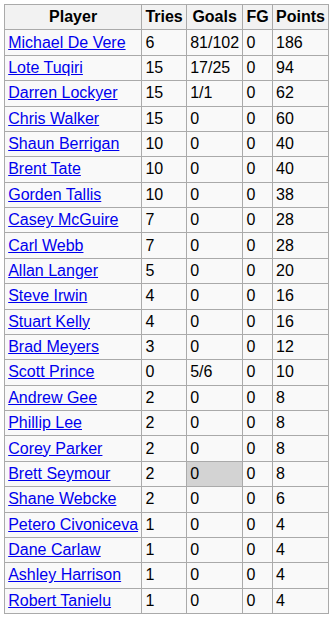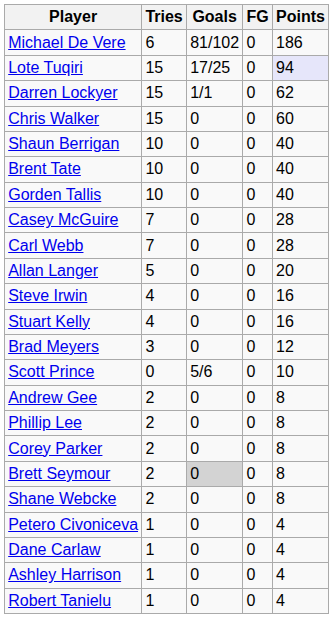(285, 67) no background -> (285, 67) lavender background
(285, 194) 38 -> (285, 194) 40
(280, 499) 6 -> (280, 499) 8
